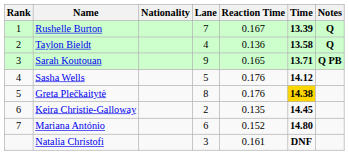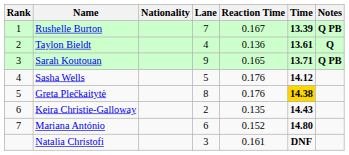(330, 28) Q -> (330, 28) Q PB
(301, 45) 13.58 -> (301, 45) 13.61
(301, 110) 14.45 -> (301, 110) 14.43
